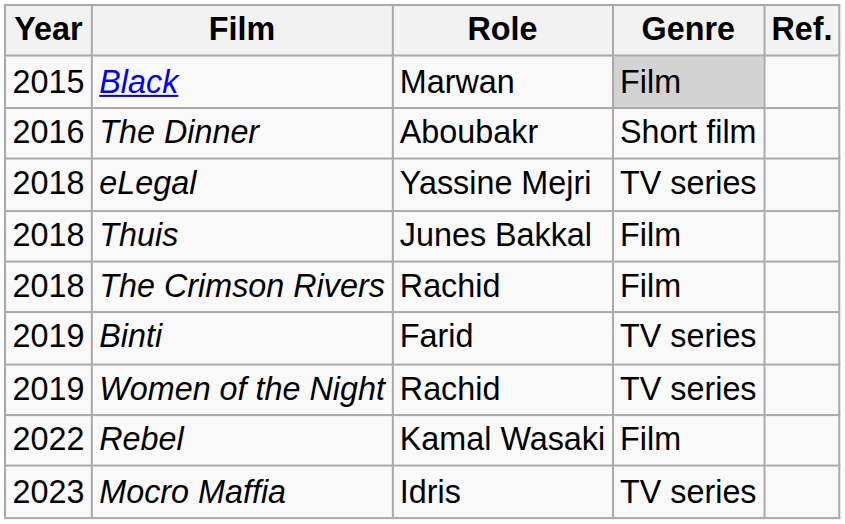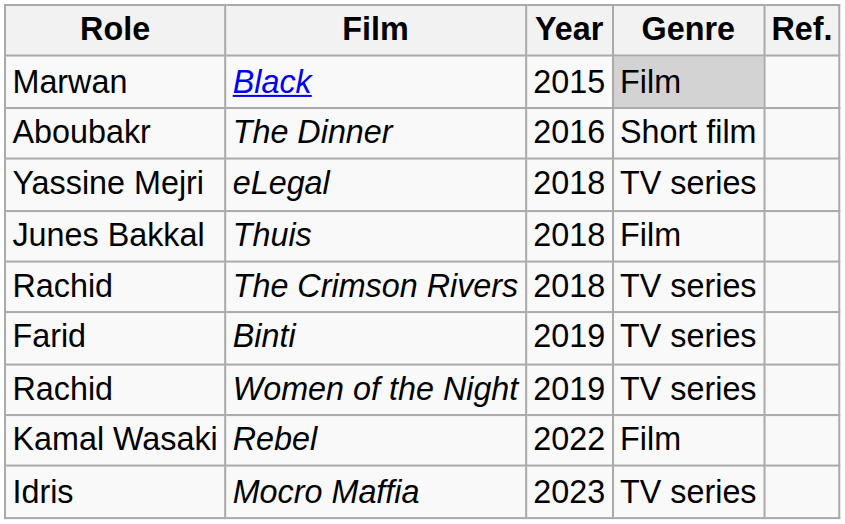columns swapped: (48, 30) <-> (502, 30)
(651, 286) Film -> (688, 286) TV series
